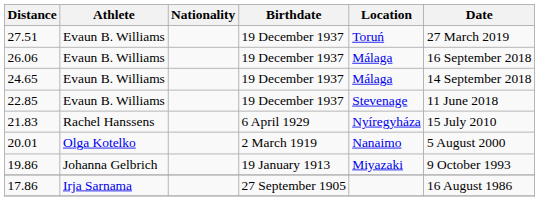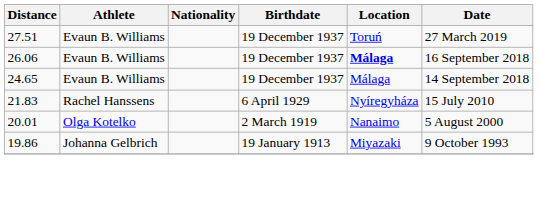(372, 57) normal -> (372, 57) bold
- row: (23, 100)
- row: (23, 185)
